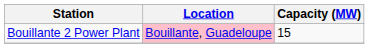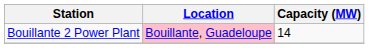(284, 33) 15 -> (284, 33) 14
